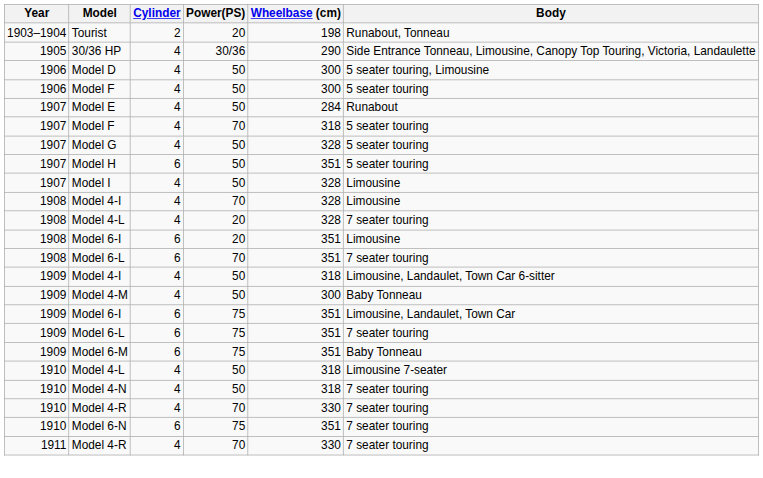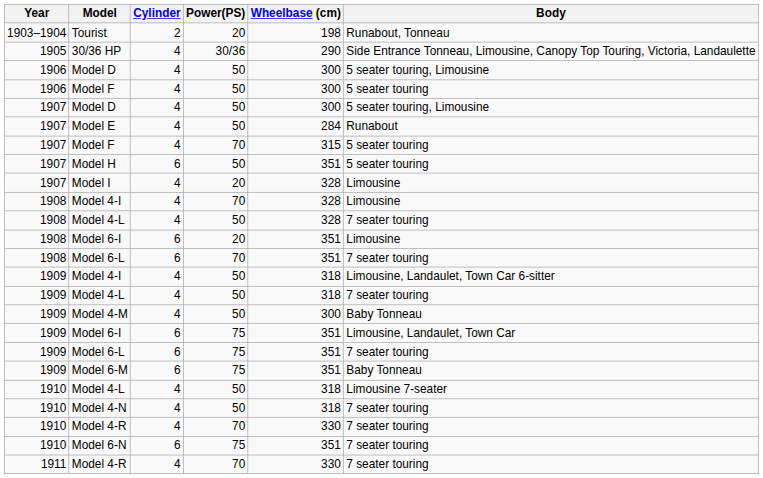+ row: (53, 107)
(331, 126) 318 -> (331, 145) 315
- row: (53, 145)
(239, 182) 50 -> (239, 182) 20
(239, 220) 20 -> (239, 220) 50
+ row: (53, 295)
